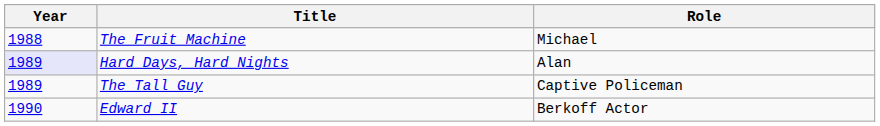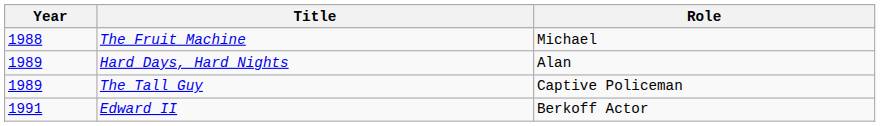(25, 63) lavender background -> (25, 63) no background
(25, 109) 1990 -> (25, 109) 1991
